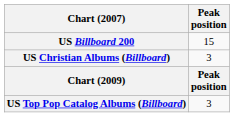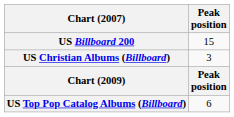(209, 103) 3 -> (209, 103) 6
